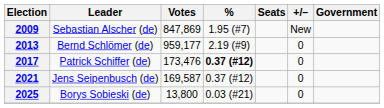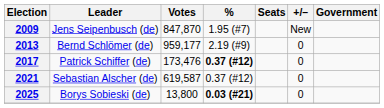(105, 29) Sebastian Alscher (de) -> (105, 29) Jens Seipenbusch (de)
(182, 29) 847,869 -> (182, 29) 847,870
(105, 78) Jens Seipenbusch (de) -> (105, 78) Sebastian Alscher (de)
(182, 78) 169,587 -> (182, 78) 619,587
(229, 95) normal -> (229, 95) bold
